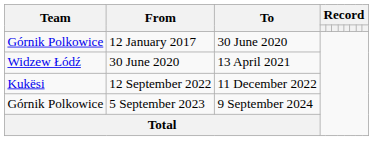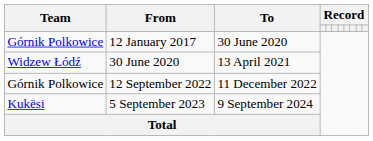(26, 83) Kukësi -> (55, 83) Górnik Polkowice
(55, 104) Górnik Polkowice -> (26, 104) Kukësi
